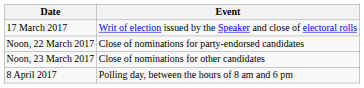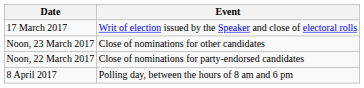rows swapped: (50, 43) <-> (50, 59)
